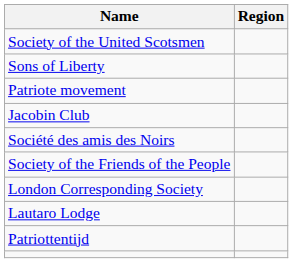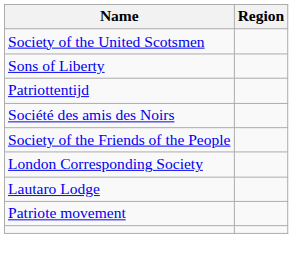rows swapped: (49, 238) <-> (67, 90)
- row: (49, 115)
